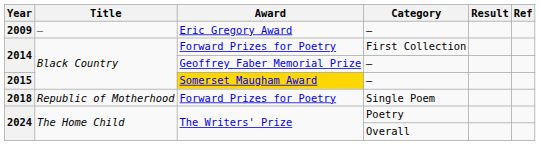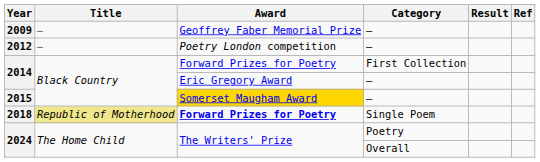(236, 30) Eric Gregory Award -> (270, 30) Geoffrey Faber Memorial Prize
+ row: (19, 47)
(270, 64) Geoffrey Faber Memorial Prize -> (236, 81) Eric Gregory Award
(106, 98) no background -> (106, 115) khaki background
(258, 98) normal -> (258, 115) bold
